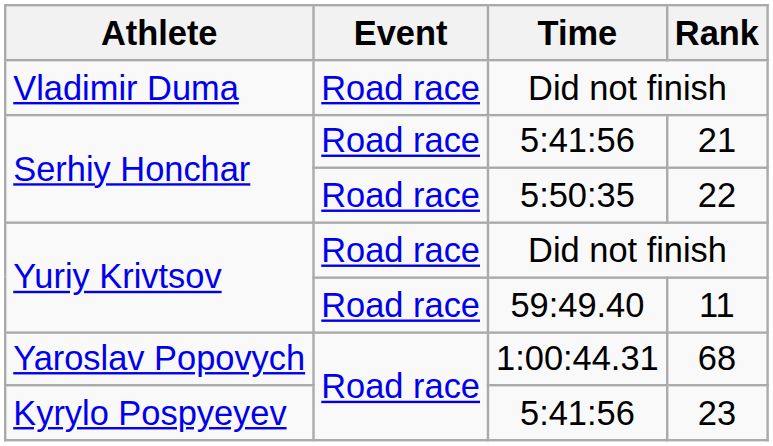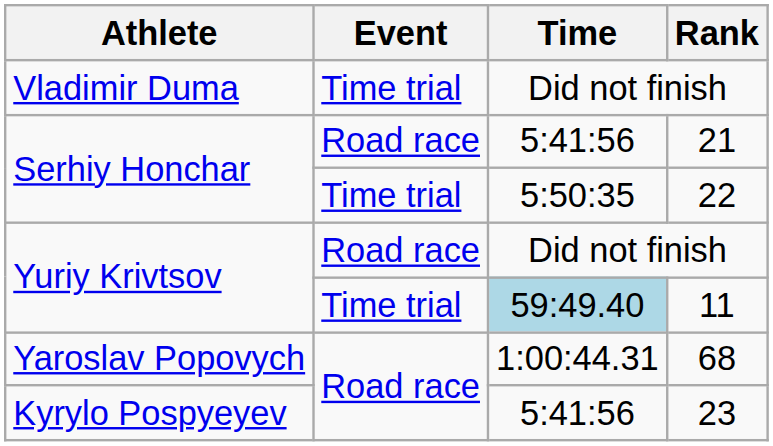(401, 87) Road race -> (391, 87) Time trial
(401, 196) Road race -> (391, 196) Time trial
(401, 305) Road race -> (391, 305) Time trial
(577, 305) no background -> (577, 305) lightblue background
